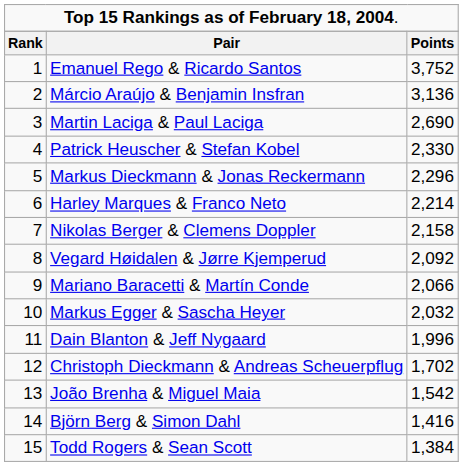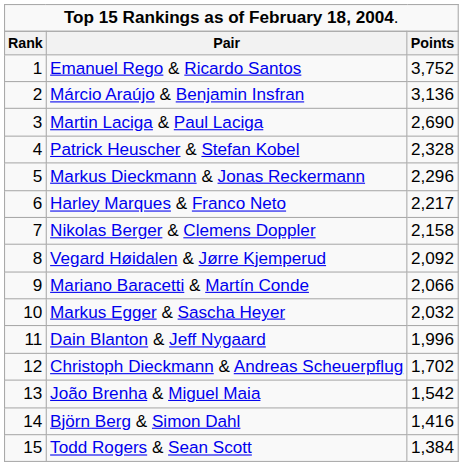(432, 149) 2,330 -> (432, 149) 2,328
(432, 203) 2,214 -> (432, 203) 2,217
